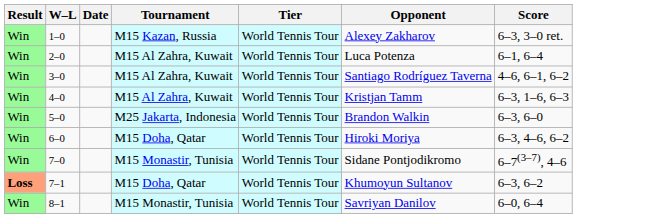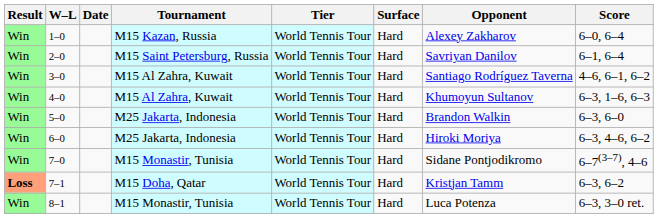+ column: (398, 14)
(530, 35) 6–3, 3–0 ret. -> (601, 35) 6–0, 6–4
(174, 55) M15 Al Zahra, Kuwait -> (192, 55) M15 Saint Petersburg, Russia
(380, 55) Luca Potenza -> (471, 55) Savriyan Danilov
(383, 96) Kristjan Tamm -> (479, 96) Khumoyun Sultanov
(160, 138) M15 Doha, Qatar -> (175, 138) M25 Jakarta, Indonesia
(398, 182) Khumoyun Sultanov -> (464, 182) Kristjan Tamm
(390, 203) Savriyan Danilov -> (461, 203) Luca Potenza
(520, 203) 6–0, 6–4 -> (611, 203) 6–3, 3–0 ret.
